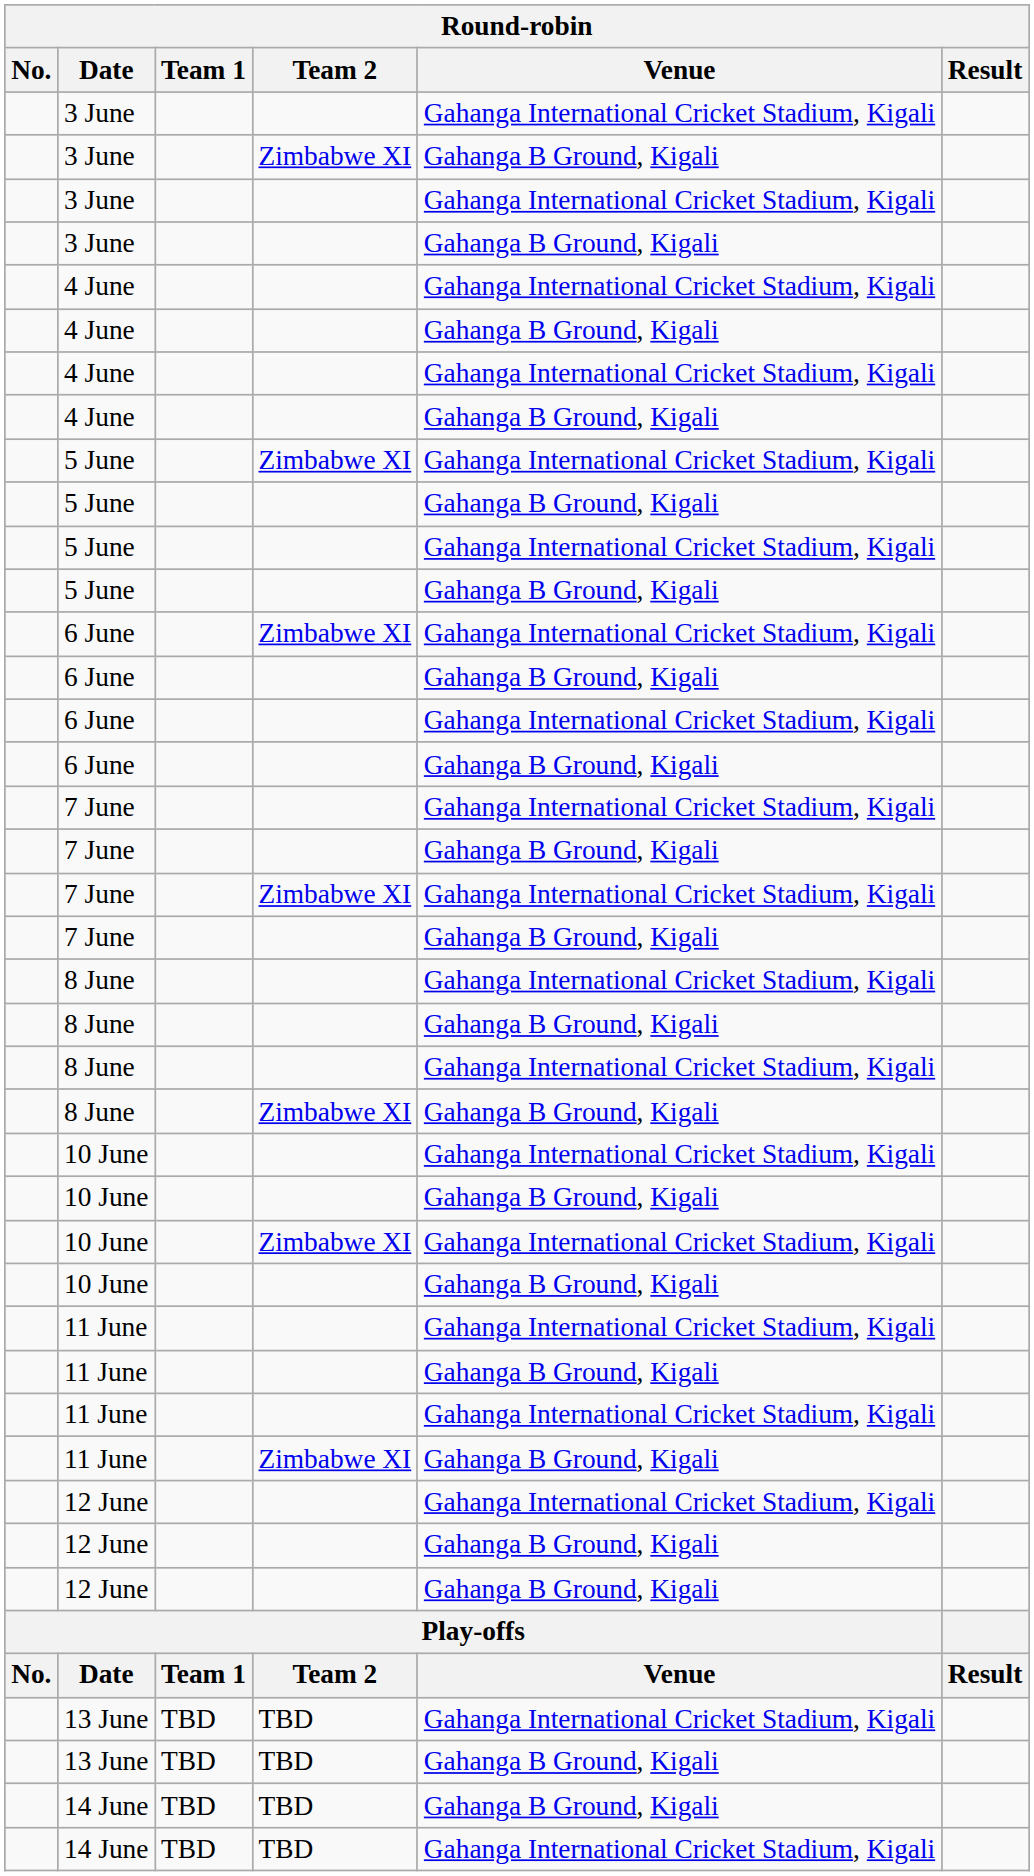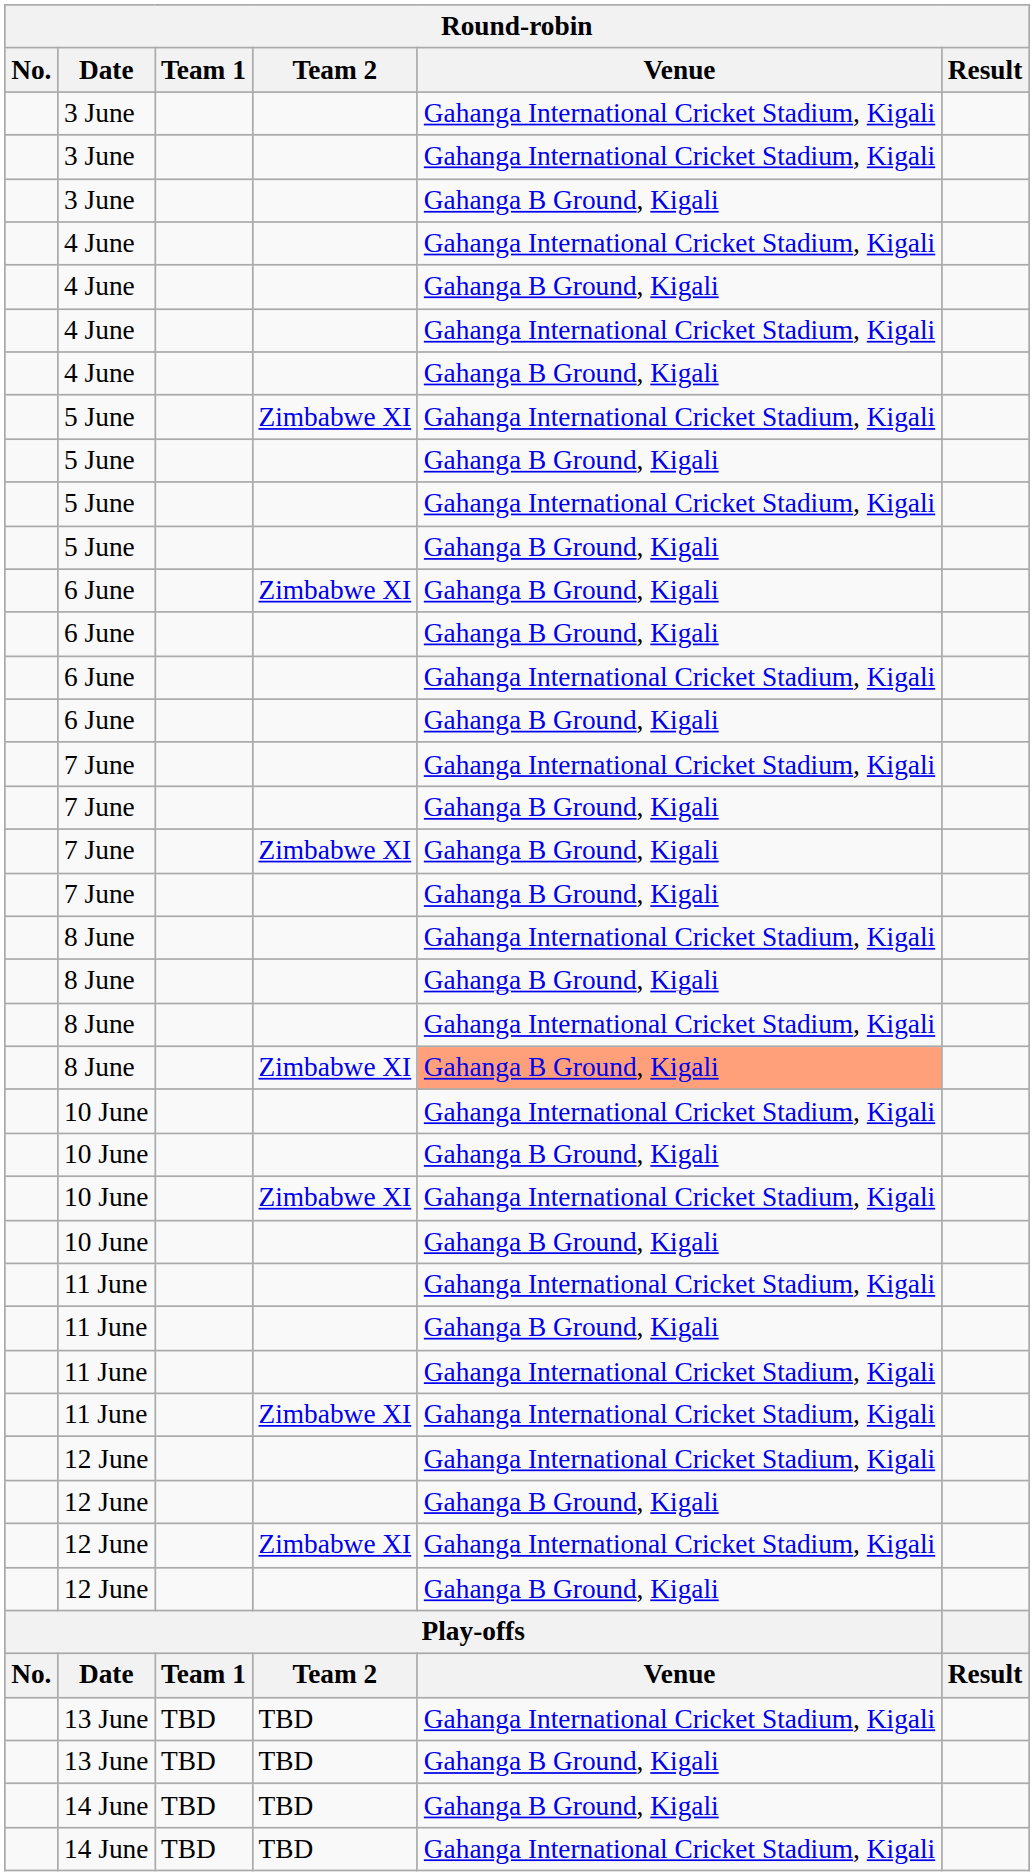- row: (99, 156)
(680, 633) Gahanga International Cricket Stadium, Kigali -> (571, 590) Gahanga B Ground, Kigali
(680, 894) Gahanga International Cricket Stadium, Kigali -> (571, 850) Gahanga B Ground, Kigali
(571, 1110) no background -> (571, 1067) lightsalmon background
(571, 1458) Gahanga B Ground, Kigali -> (680, 1414) Gahanga International Cricket Stadium, Kigali
+ row: (106, 1544)
